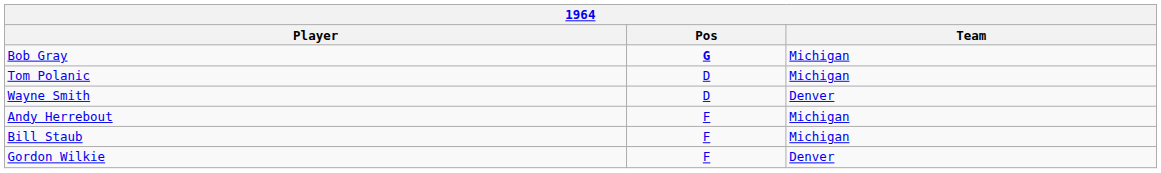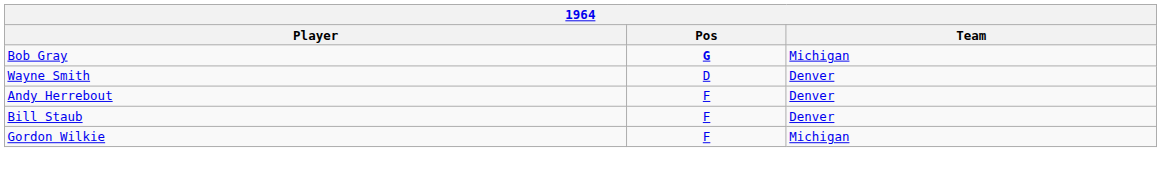- row: (49, 76)
(819, 116) Michigan -> (812, 96) Denver
(819, 137) Michigan -> (812, 116) Denver
(812, 157) Denver -> (819, 137) Michigan
